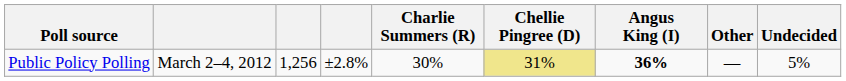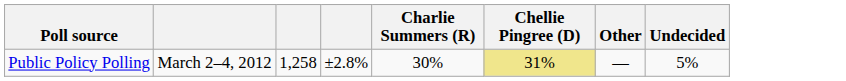- column: (651, 27)
(298, 62) 1,256 -> (298, 62) 1,258
